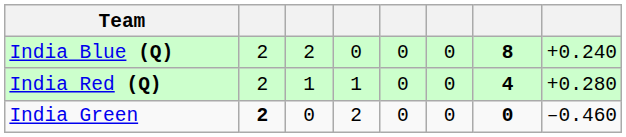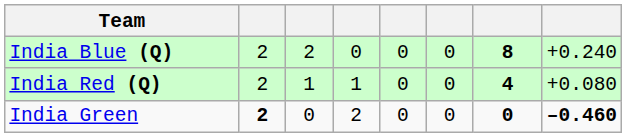(582, 84) +0.280 -> (582, 84) +0.080
(582, 116) normal -> (582, 116) bold
